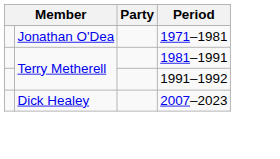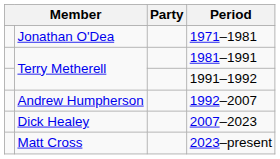+ row: (223, 100)
+ row: (231, 143)
